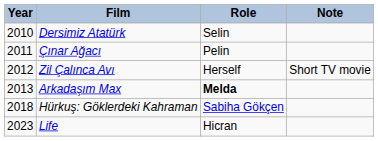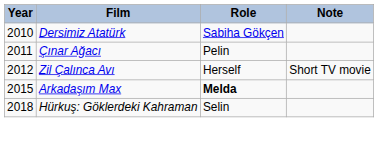(216, 32) Selin -> (243, 32) Sabiha Gökçen
(20, 88) 2013 -> (20, 88) 2015
(243, 107) Sabiha Gökçen -> (216, 107) Selin
- row: (48, 126)
